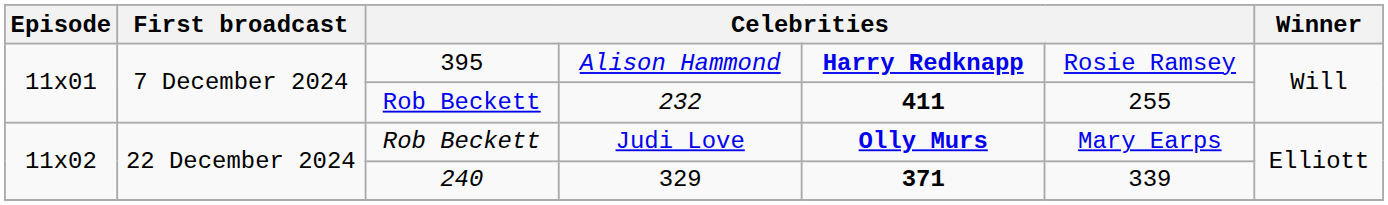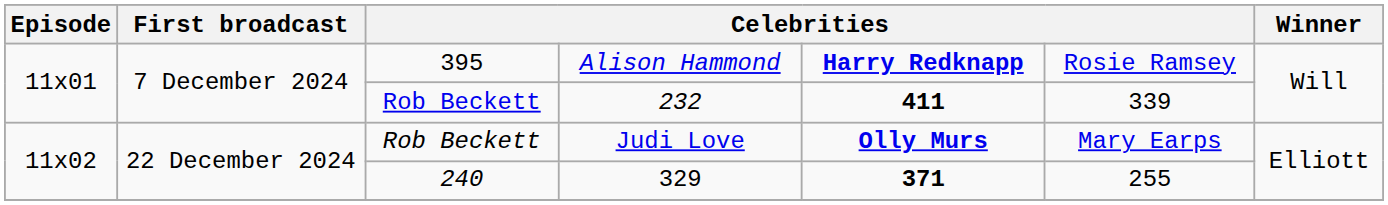(1150, 102) 255 -> (1150, 102) 339
(1150, 180) 339 -> (1150, 180) 255
